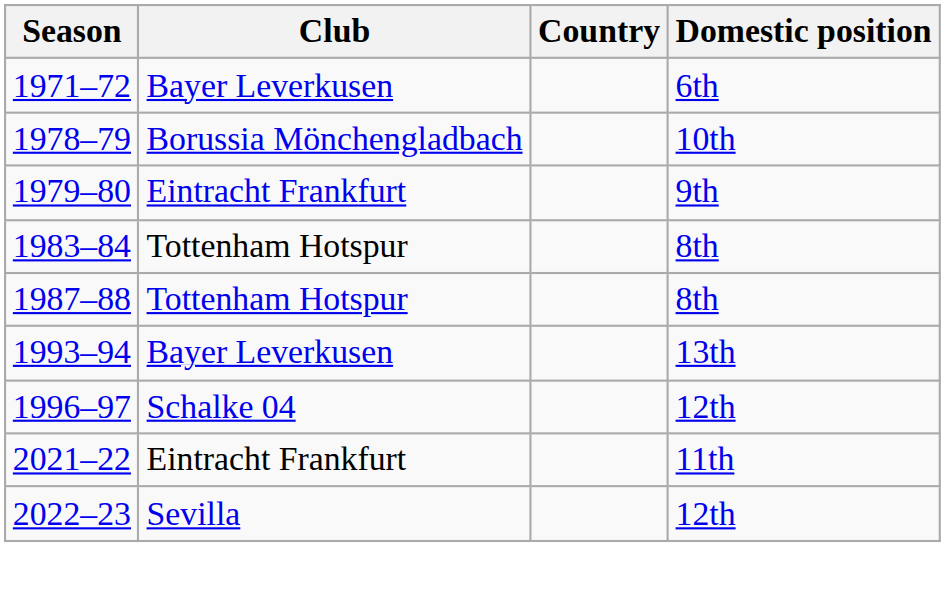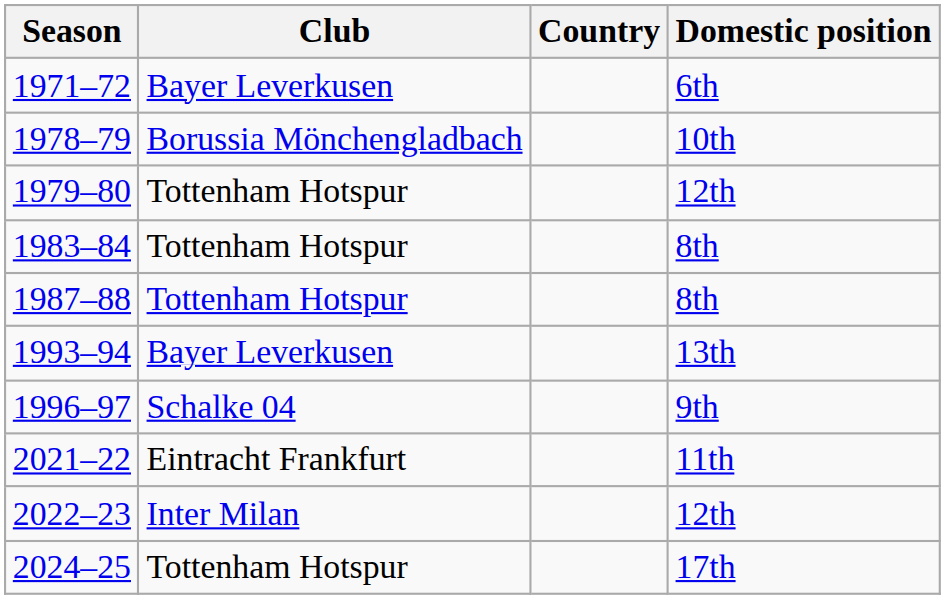(276, 191) Eintracht Frankfurt -> (277, 191) Tottenham Hotspur
(697, 191) 9th -> (706, 191) 12th
(706, 406) 12th -> (697, 406) 9th
(193, 513) Sevilla -> (223, 513) Inter Milan
+ row: (72, 566)
